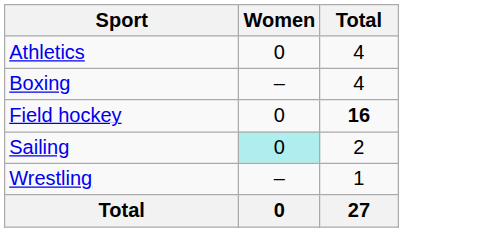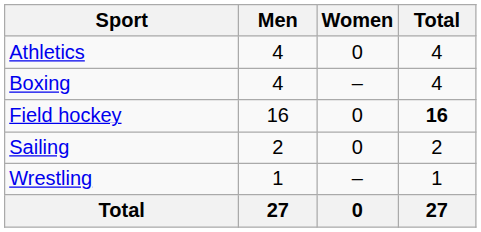+ column: (278, 20)
(279, 147) paleturquoise background -> (357, 147) no background
